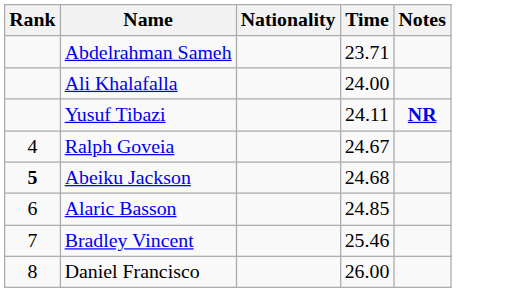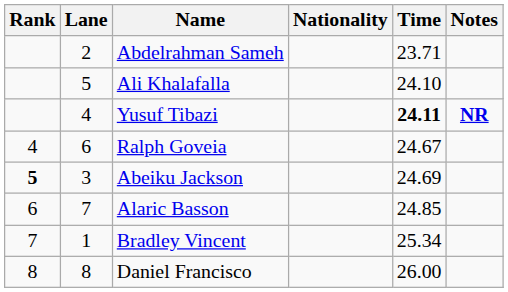+ column: (86, 20)
(367, 83) 24.00 -> (419, 83) 24.10
(367, 114) normal -> (419, 114) bold
(367, 177) 24.68 -> (419, 177) 24.69
(367, 240) 25.46 -> (419, 240) 25.34
